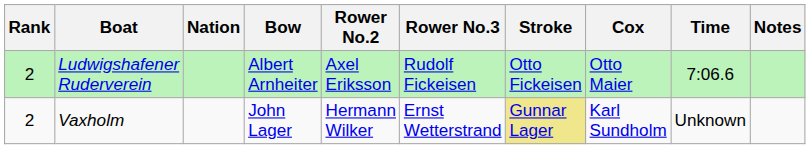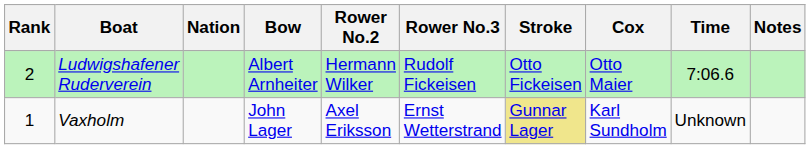(358, 74) Axel Eriksson -> (361, 74) Hermann Wilker
(29, 120) 2 -> (29, 120) 1
(361, 120) Hermann Wilker -> (358, 120) Axel Eriksson
